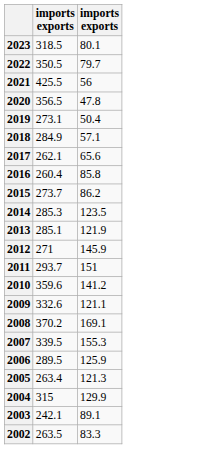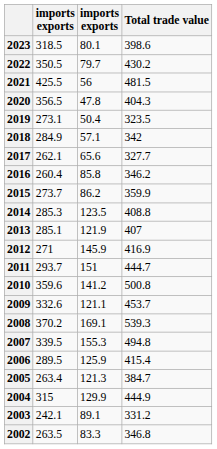+ column: (167, 20)
